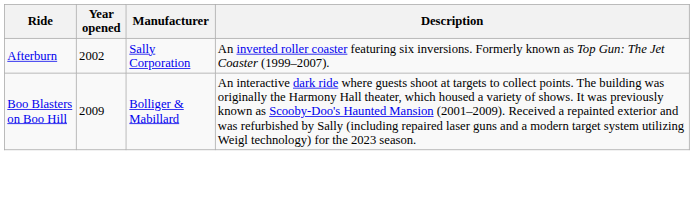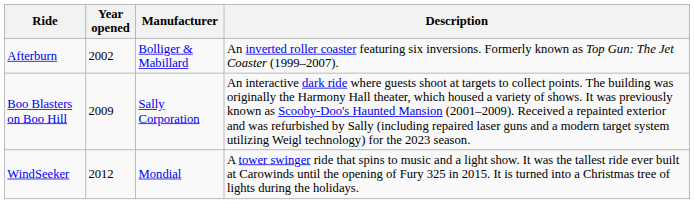(160, 55) Sally Corporation -> (166, 55) Bolliger & Mabillard
(157, 111) Bolliger & Mabillard -> (169, 111) Sally Corporation
+ row: (38, 174)
